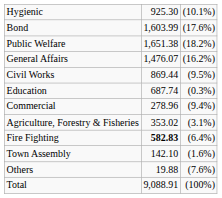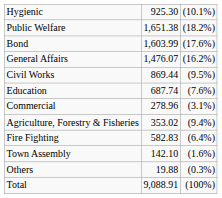rows swapped: (17, 28) <-> (36, 43)
(201, 91) (0.3%) -> (201, 91) (7.6%)
(201, 106) (9.4%) -> (201, 106) (3.1%)
(201, 122) (3.1%) -> (201, 122) (9.4%)
(164, 138) bold -> (164, 138) normal
(201, 169) (7.6%) -> (201, 169) (0.3%)
